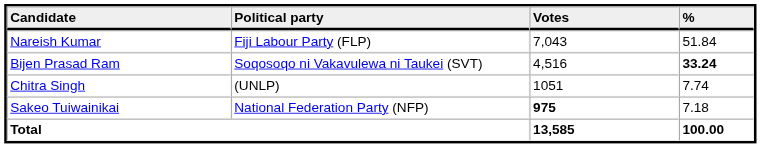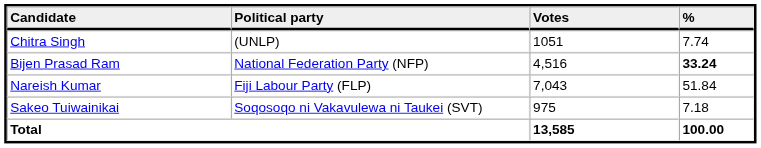rows swapped: (56, 41) <-> (48, 85)
(358, 63) Soqosoqo ni Vakavulewa ni Taukei (SVT) -> (331, 63) National Federation Party (NFP)
(331, 107) National Federation Party (NFP) -> (358, 107) Soqosoqo ni Vakavulewa ni Taukei (SVT)
(544, 107) bold -> (544, 107) normal
